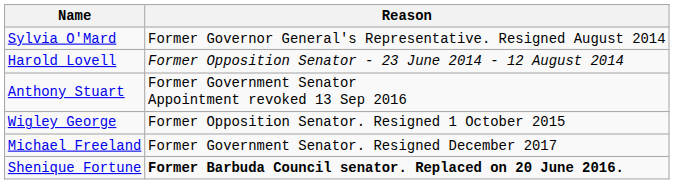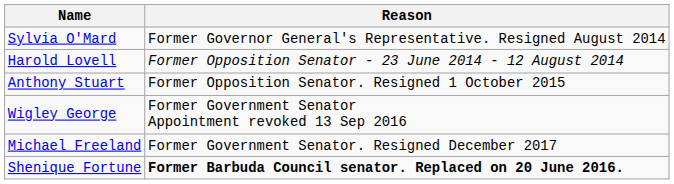(277, 92) Former Government Senator Appointment revoked 13 Sep 2016 -> (357, 84) Former Opposition Senator. Resigned 1 October 2015
(357, 123) Former Opposition Senator. Resigned 1 October 2015 -> (277, 115) Former Government Senator Appointment revoked 13 Sep 2016
